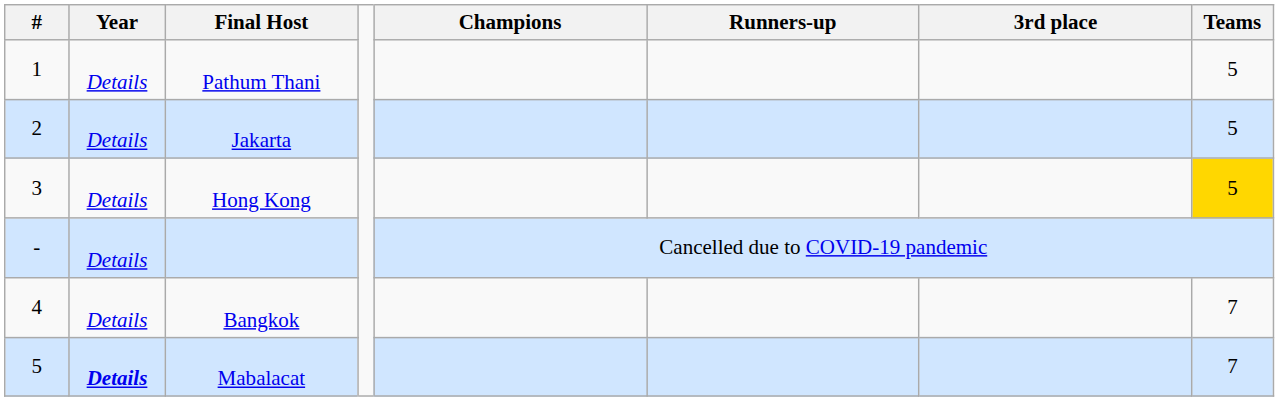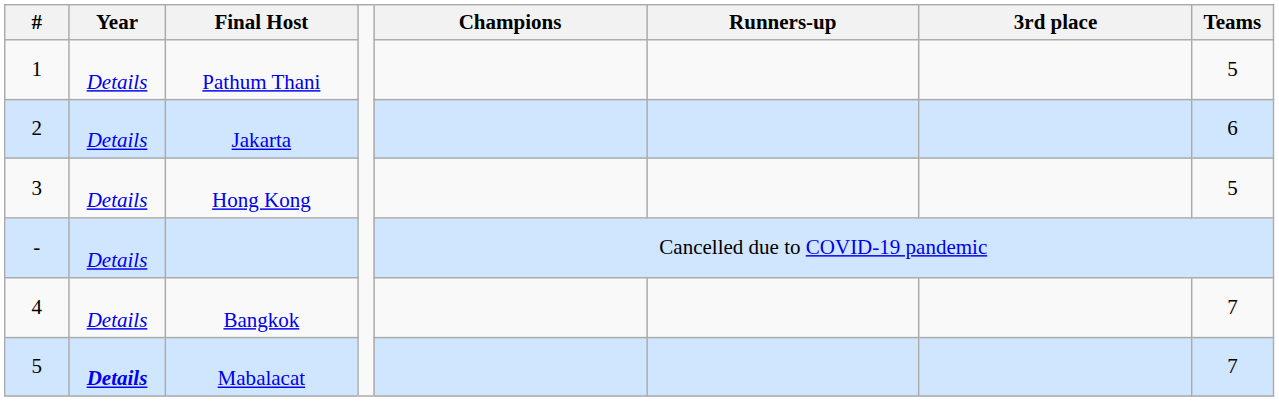(1232, 128) 5 -> (1232, 128) 6
(1232, 188) gold background -> (1232, 188) no background
